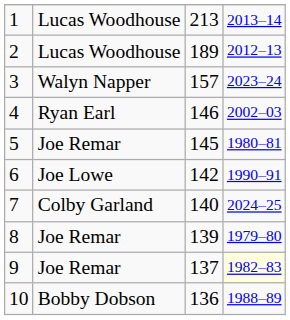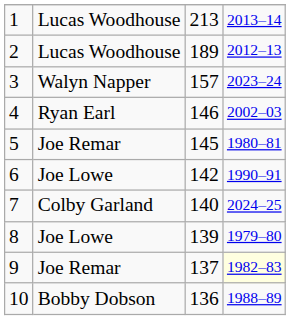(79, 236) Joe Remar -> (75, 236) Joe Lowe
